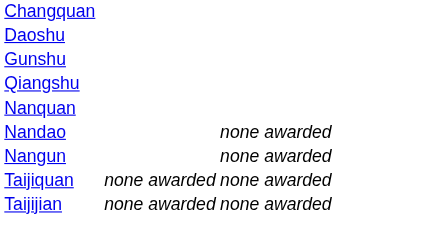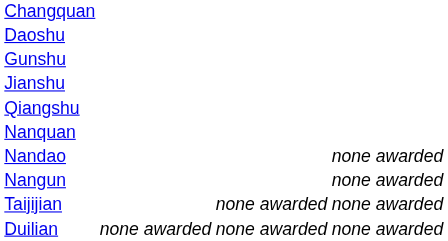+ row: (35, 83)
- row: (39, 180)
+ row: (31, 228)
